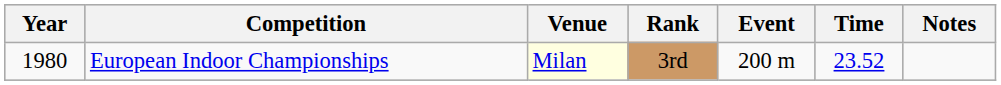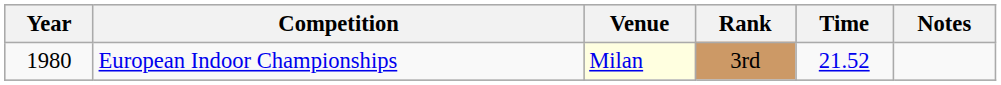- column: (767, 23)
(859, 60) 23.52 -> (844, 60) 21.52
